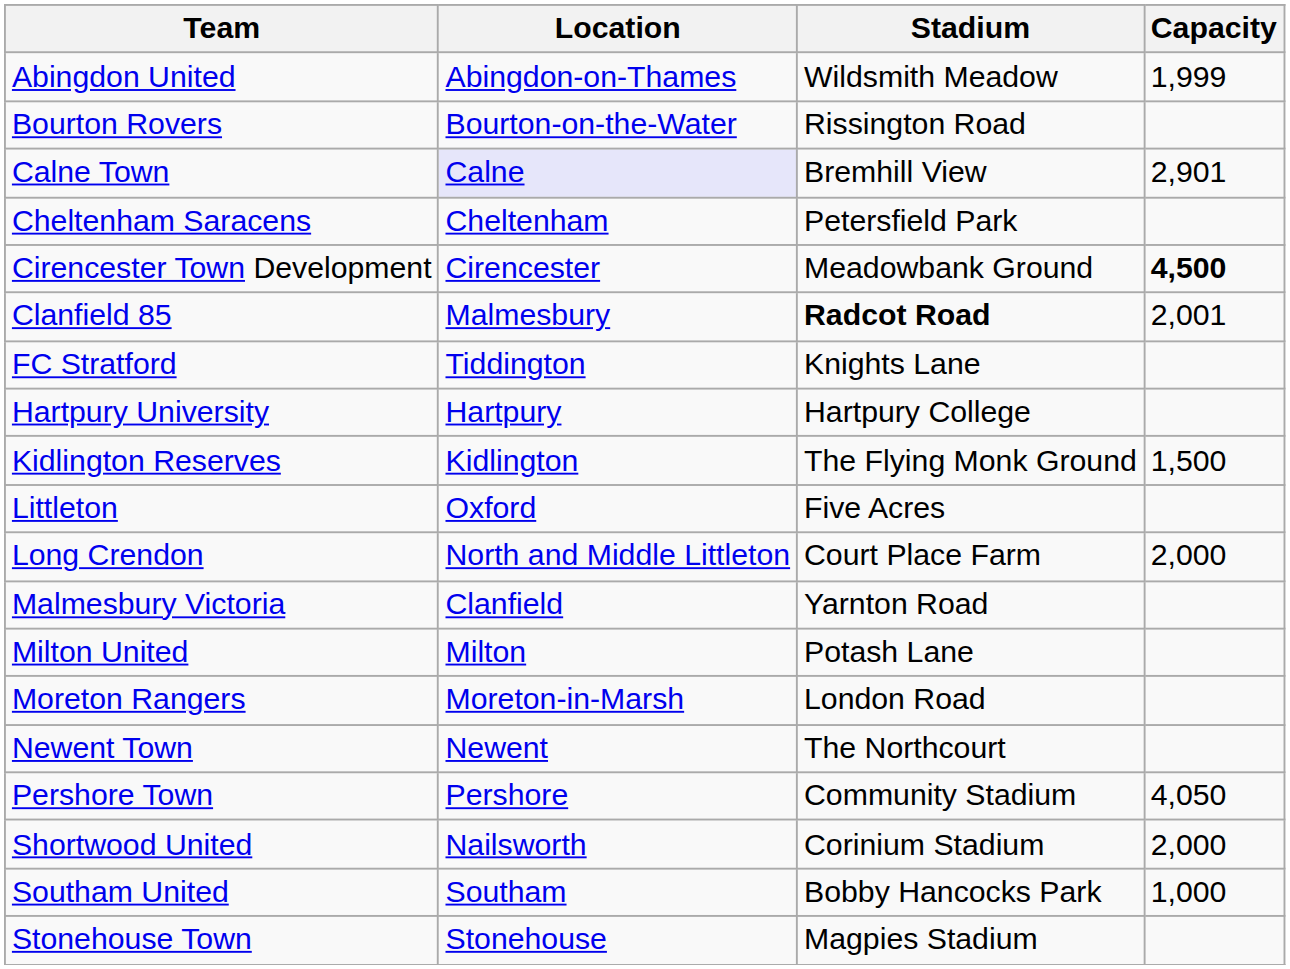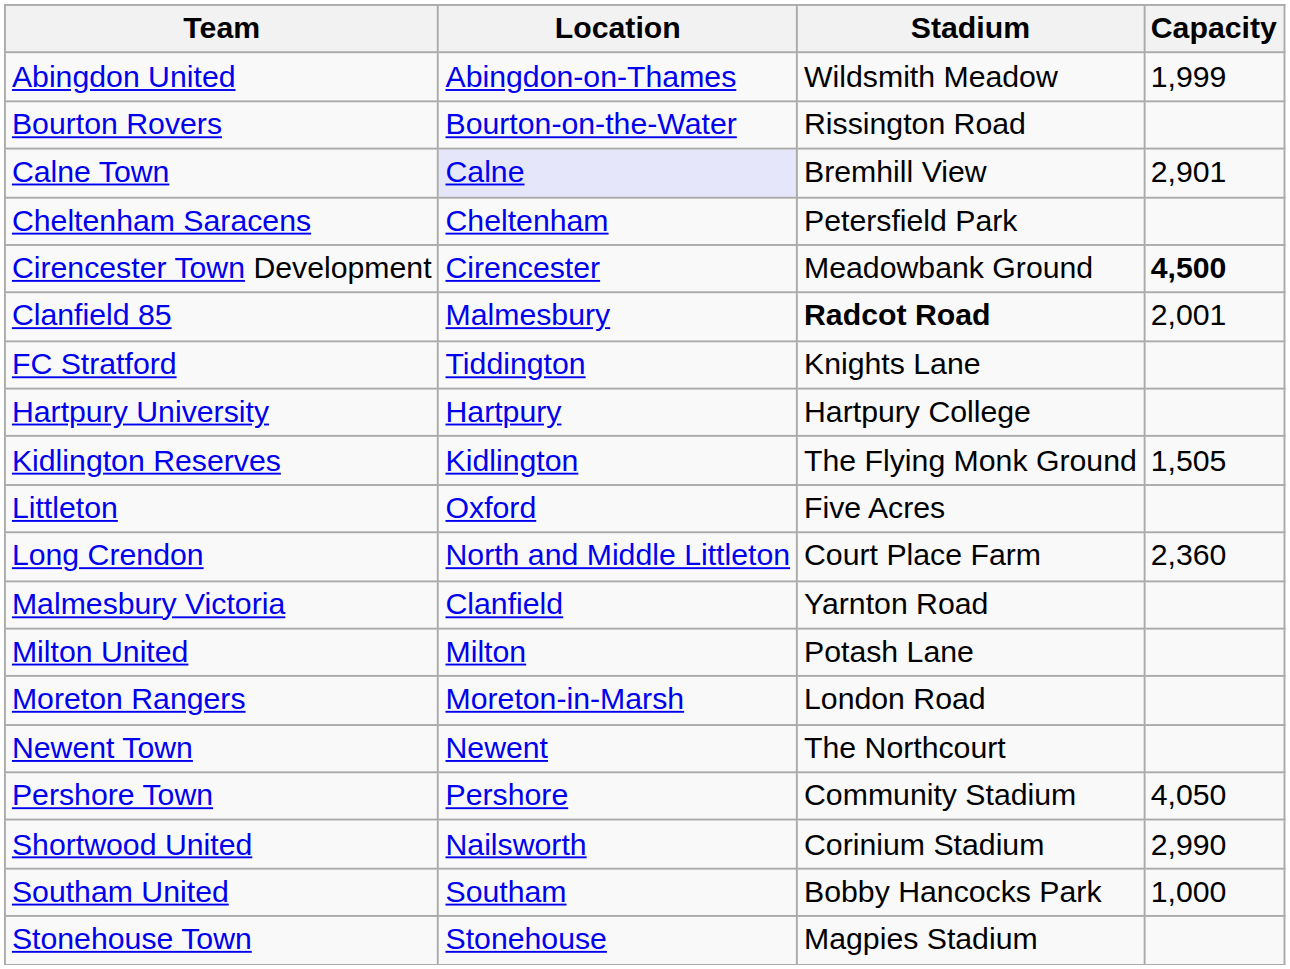(1189, 460) 1,500 -> (1189, 460) 1,505
(1189, 556) 2,000 -> (1189, 556) 2,360
(1189, 843) 2,000 -> (1189, 843) 2,990
